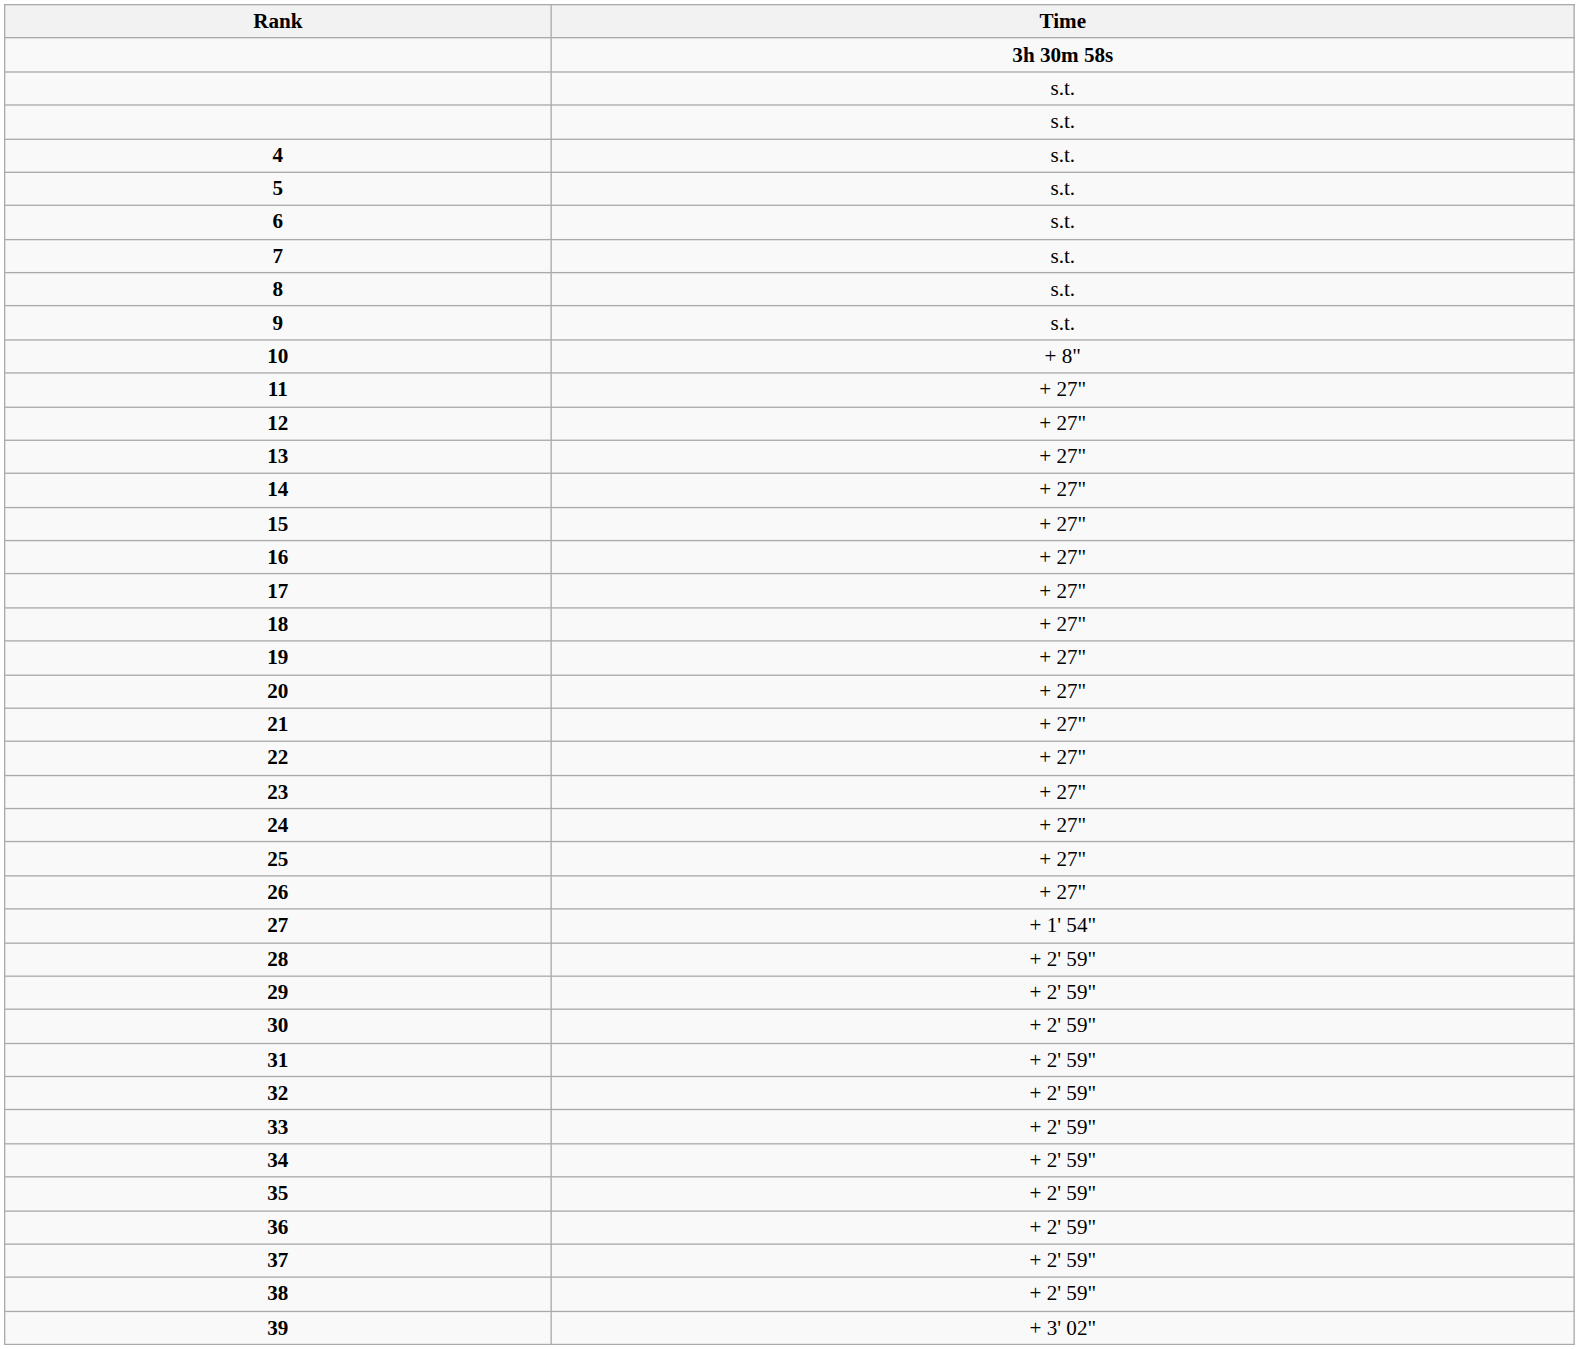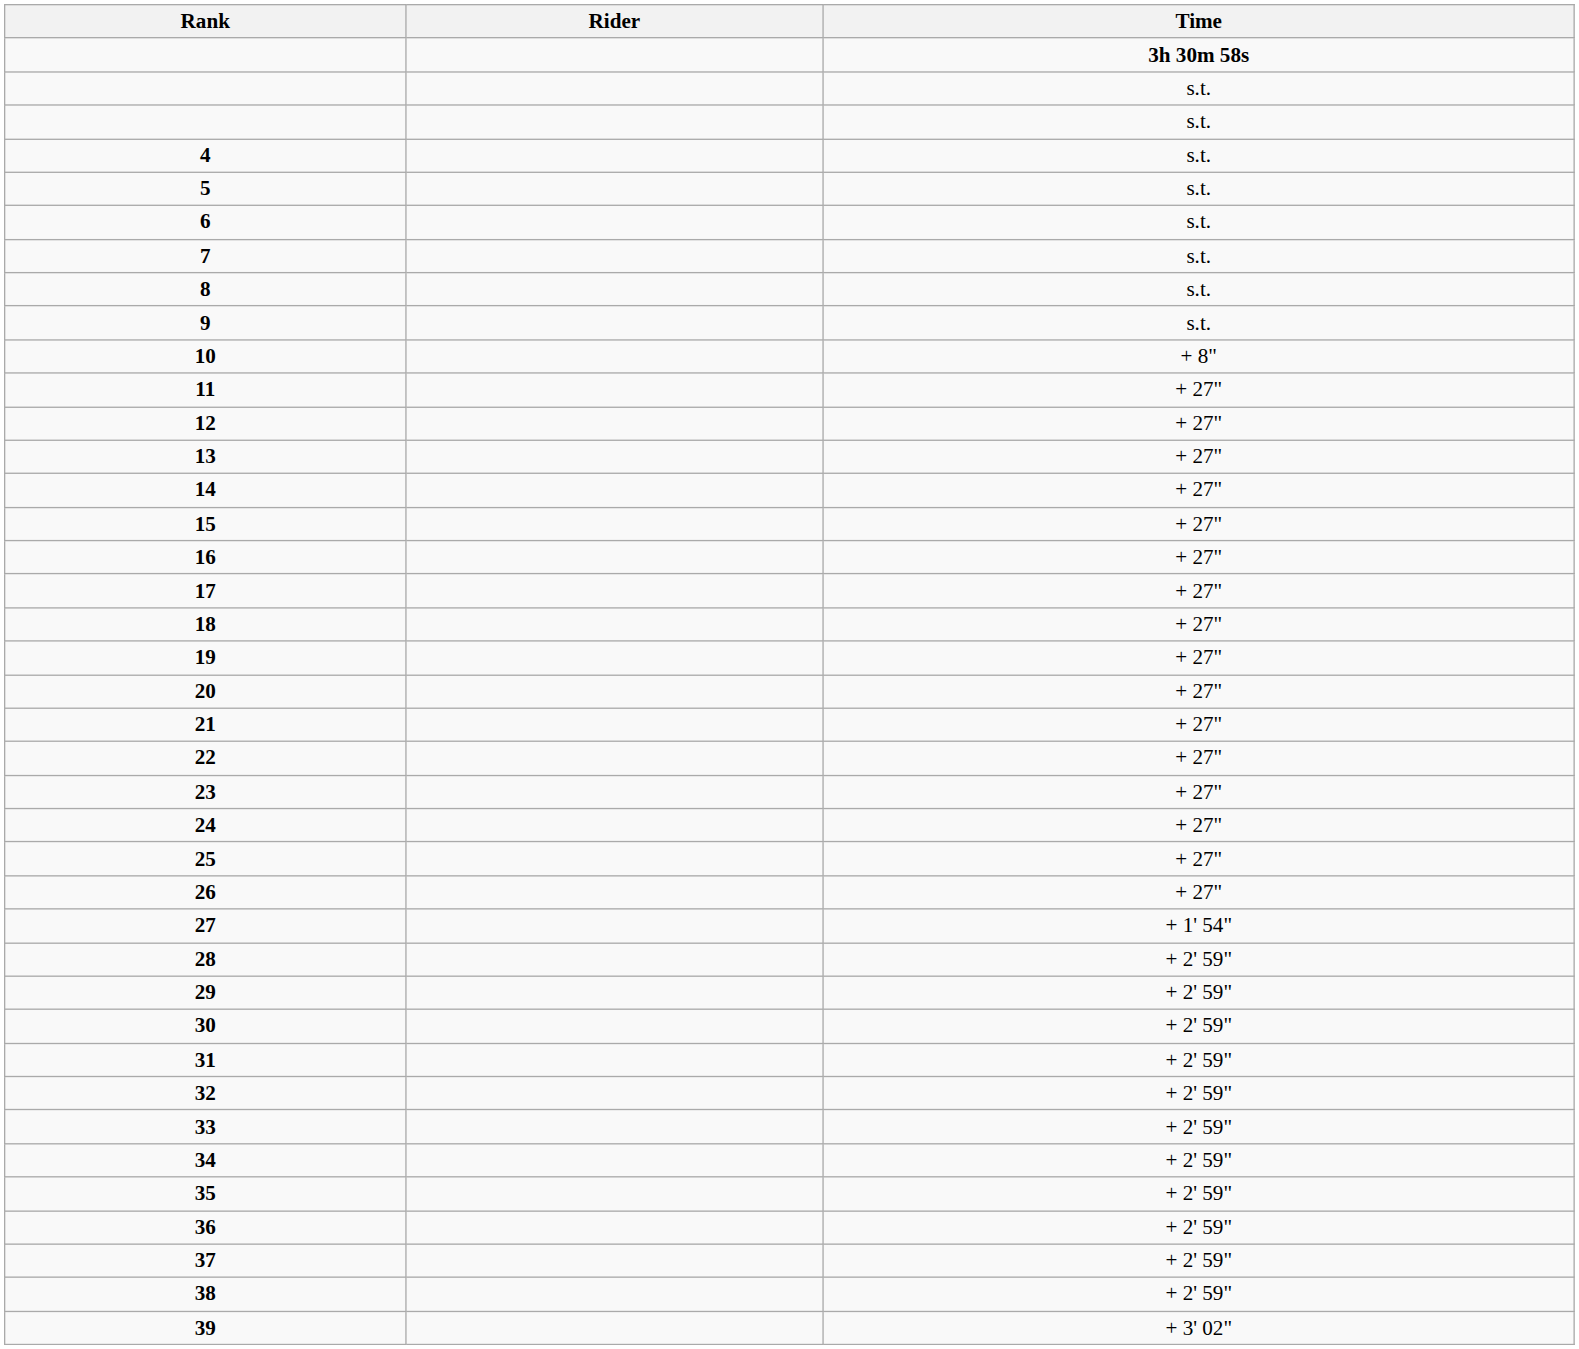+ column: (614, 21)
